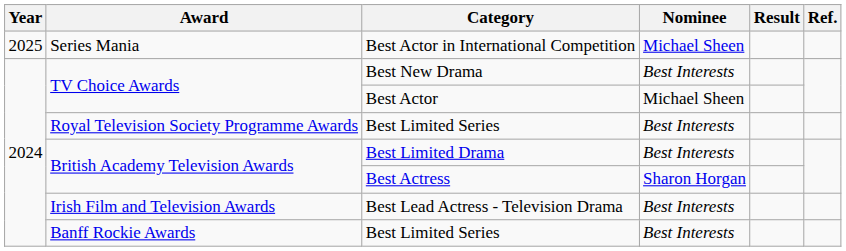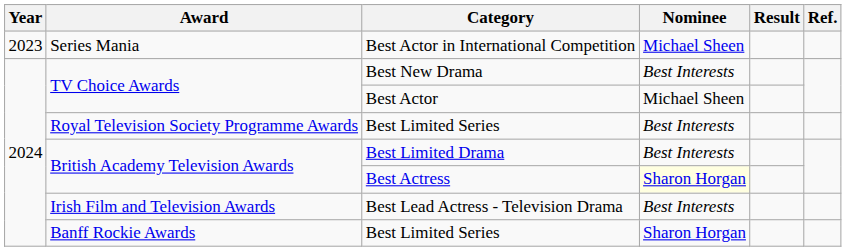(25, 44) 2025 -> (25, 44) 2023
(695, 179) no background -> (695, 179) lightyellow background
(689, 233) Best Interests -> (695, 233) Sharon Horgan
